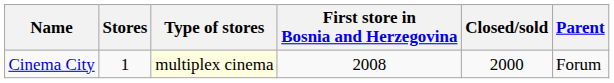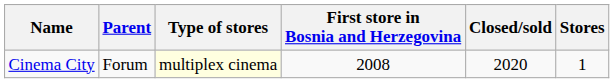columns swapped: (125, 27) <-> (580, 27)
(507, 63) 2000 -> (510, 63) 2020
